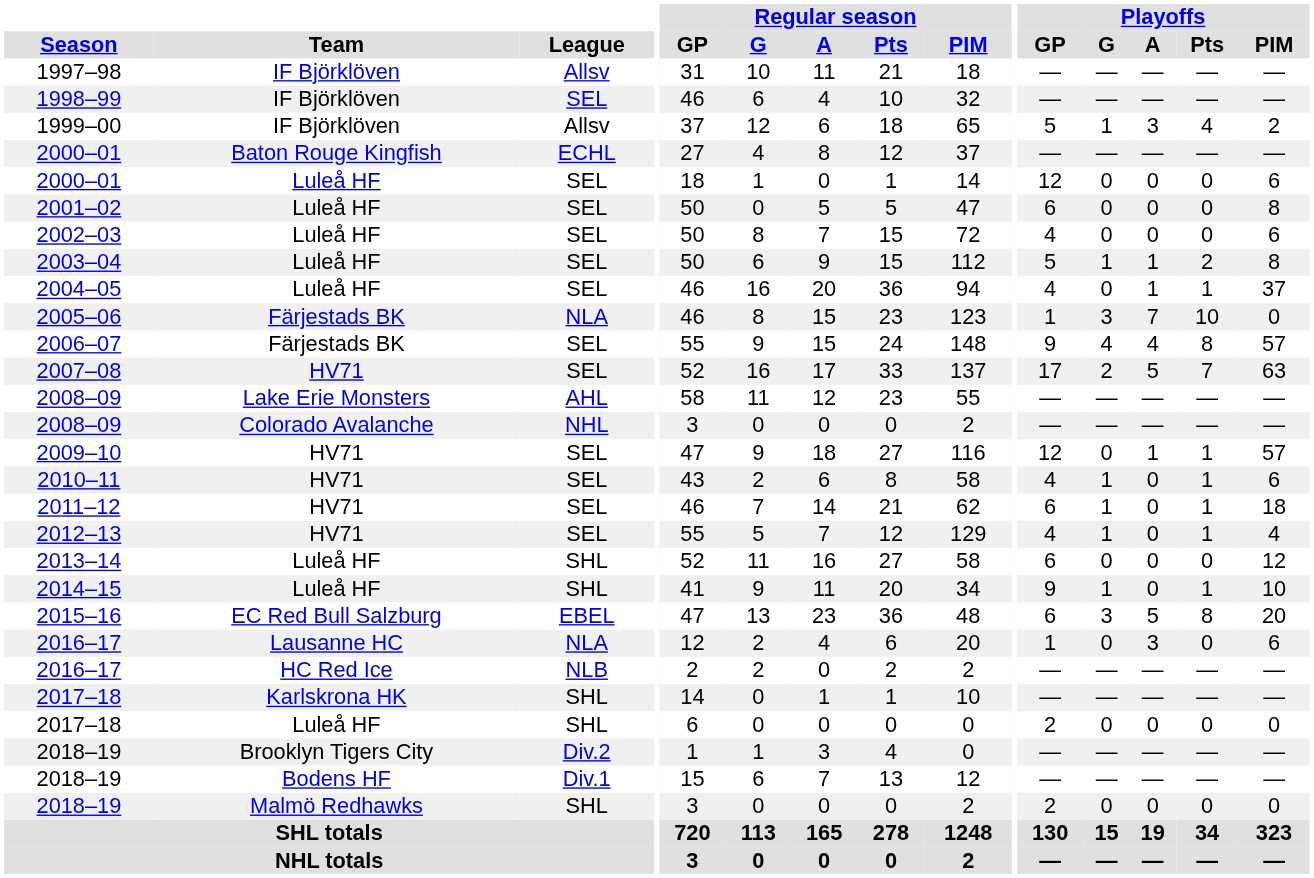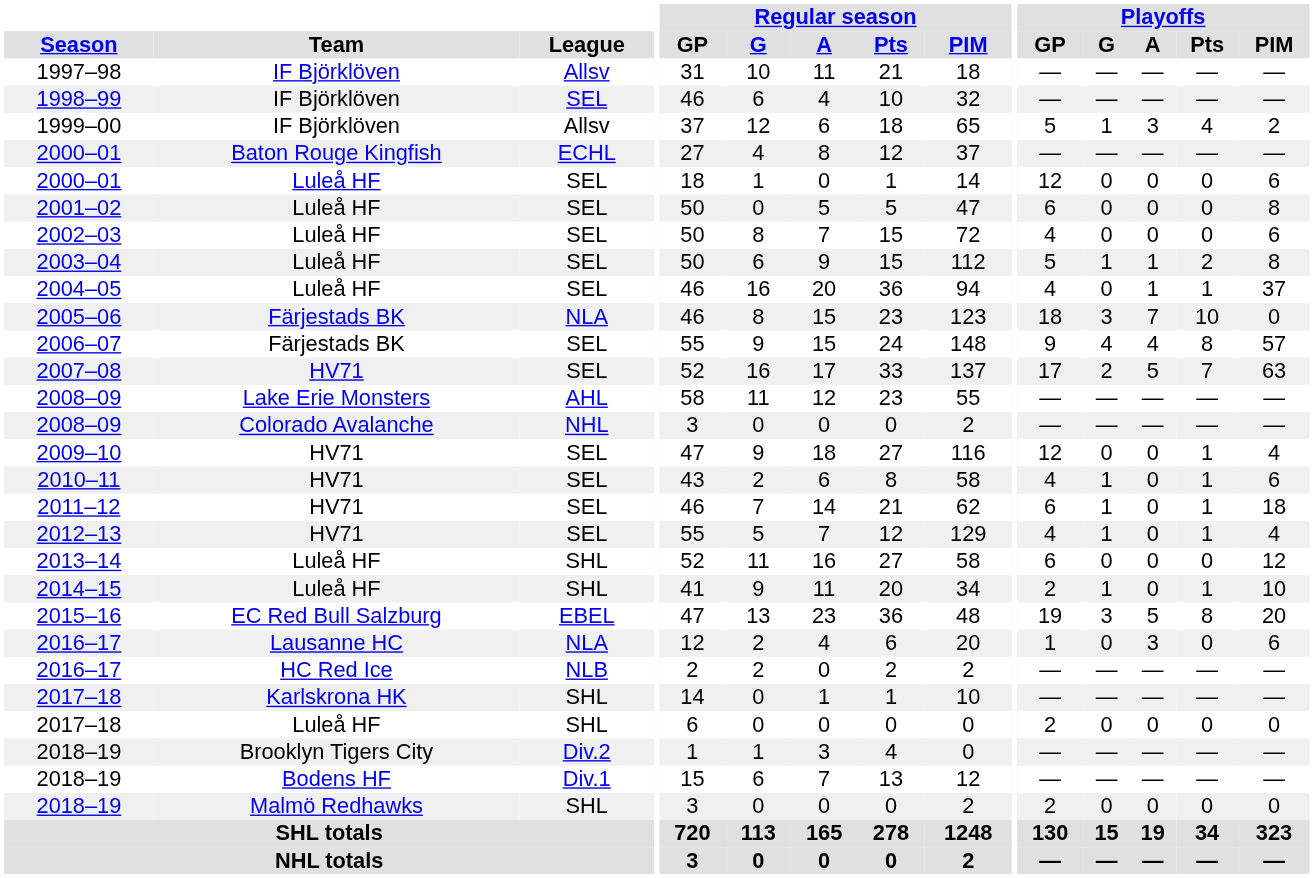(1050, 316) 1 -> (1050, 316) 18
(1153, 452) 1 -> (1153, 452) 0
(1274, 452) 57 -> (1274, 452) 4
(1050, 588) 9 -> (1050, 588) 2
(1050, 615) 6 -> (1050, 615) 19
